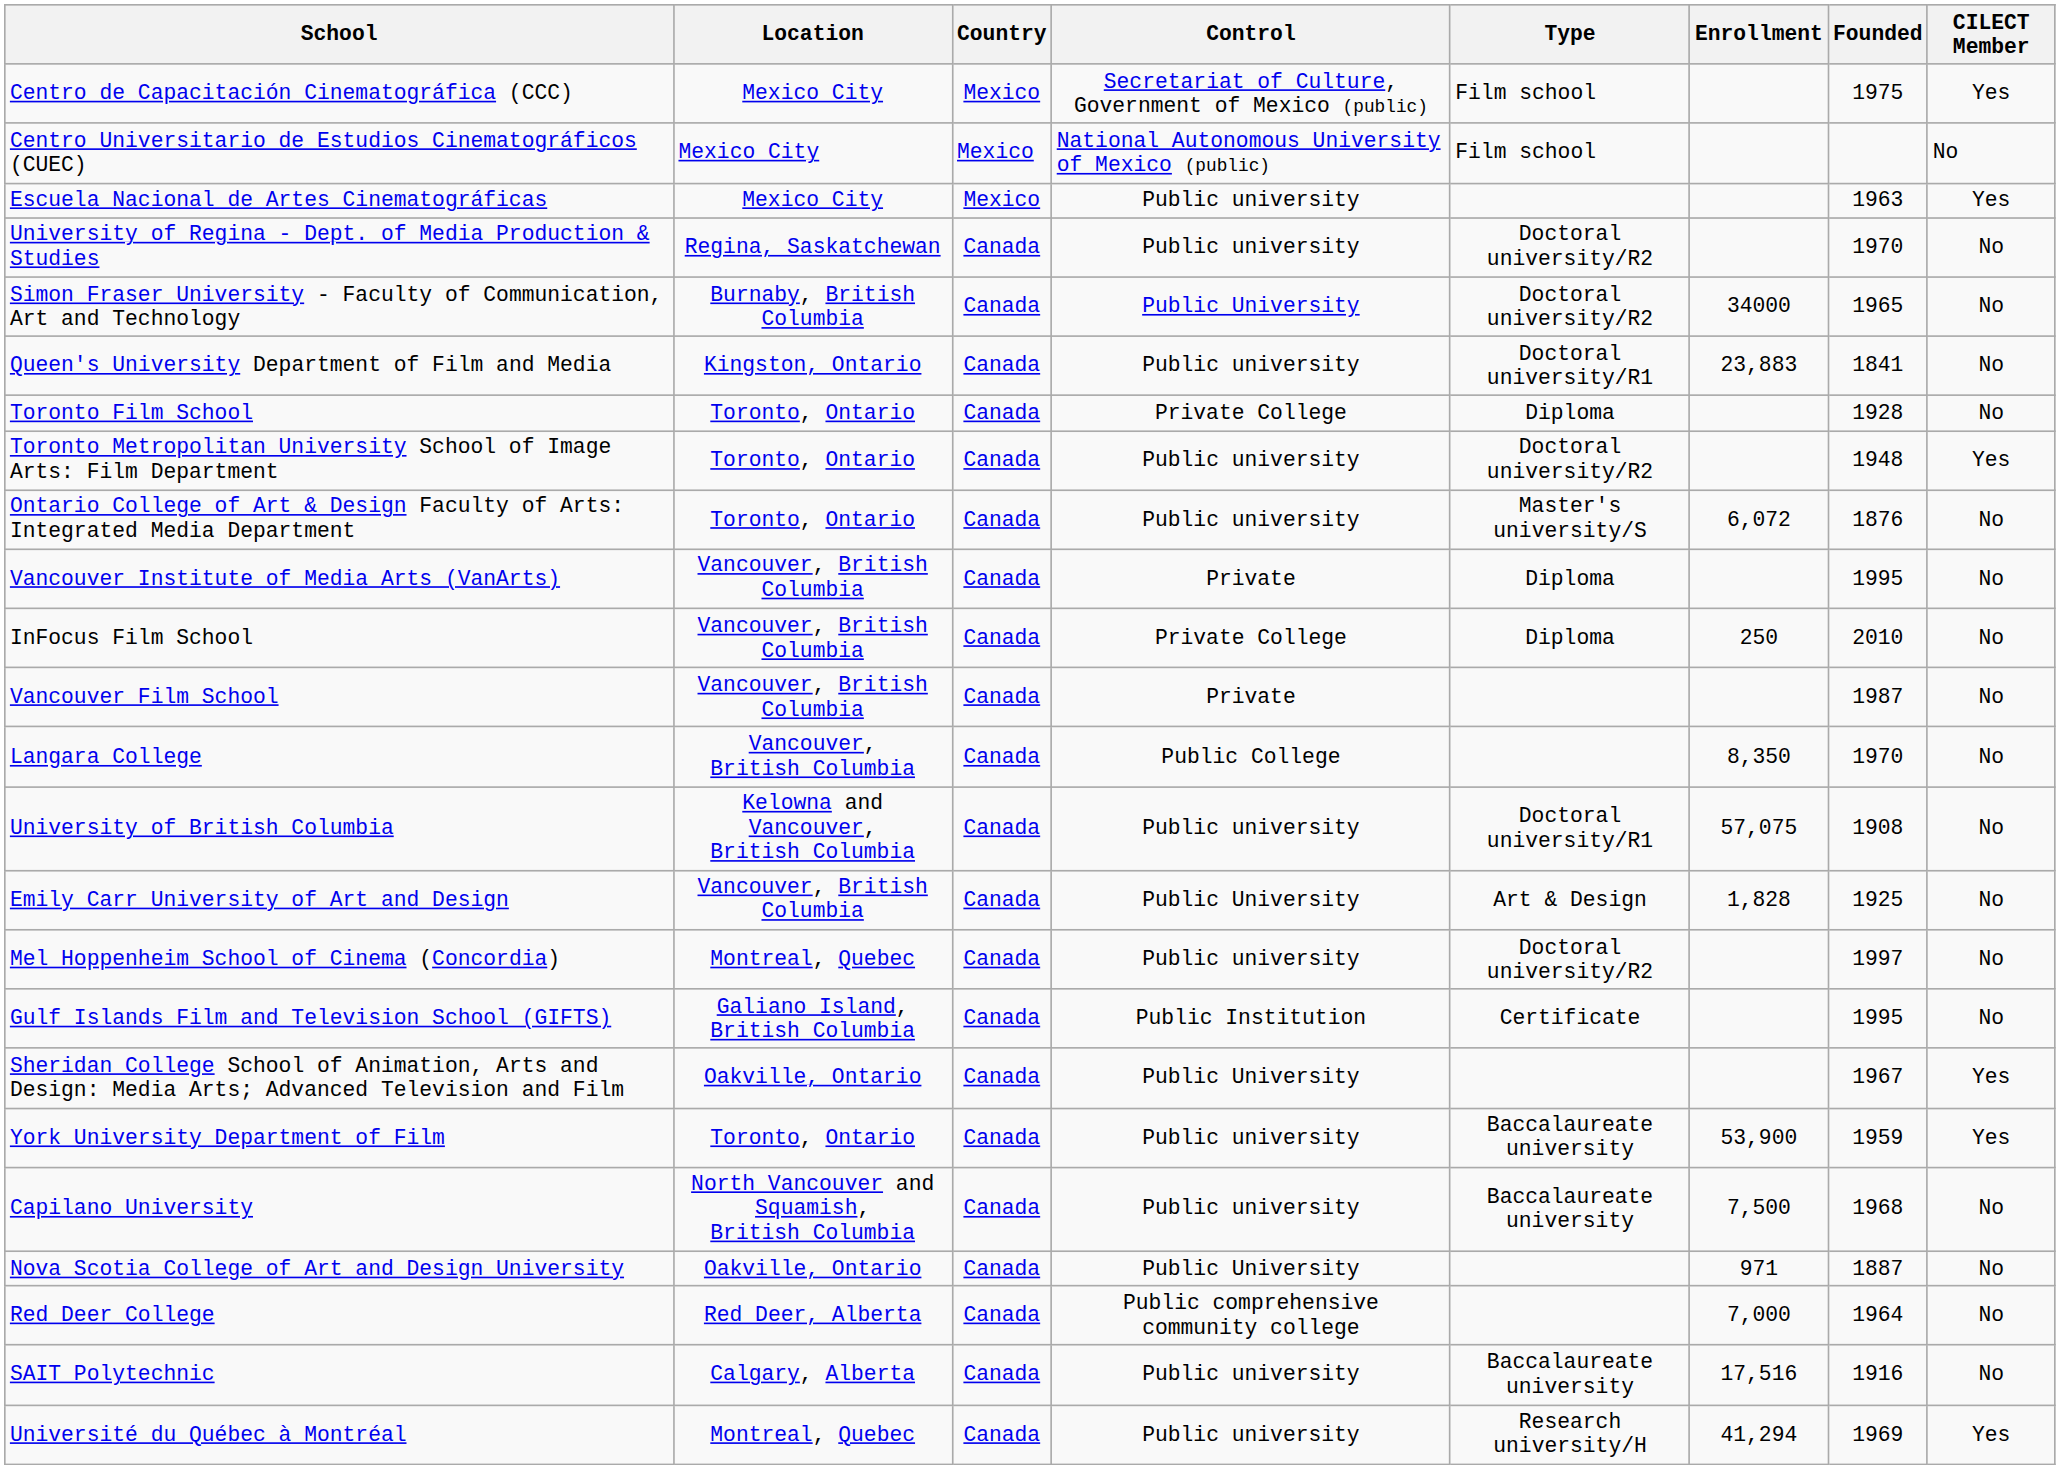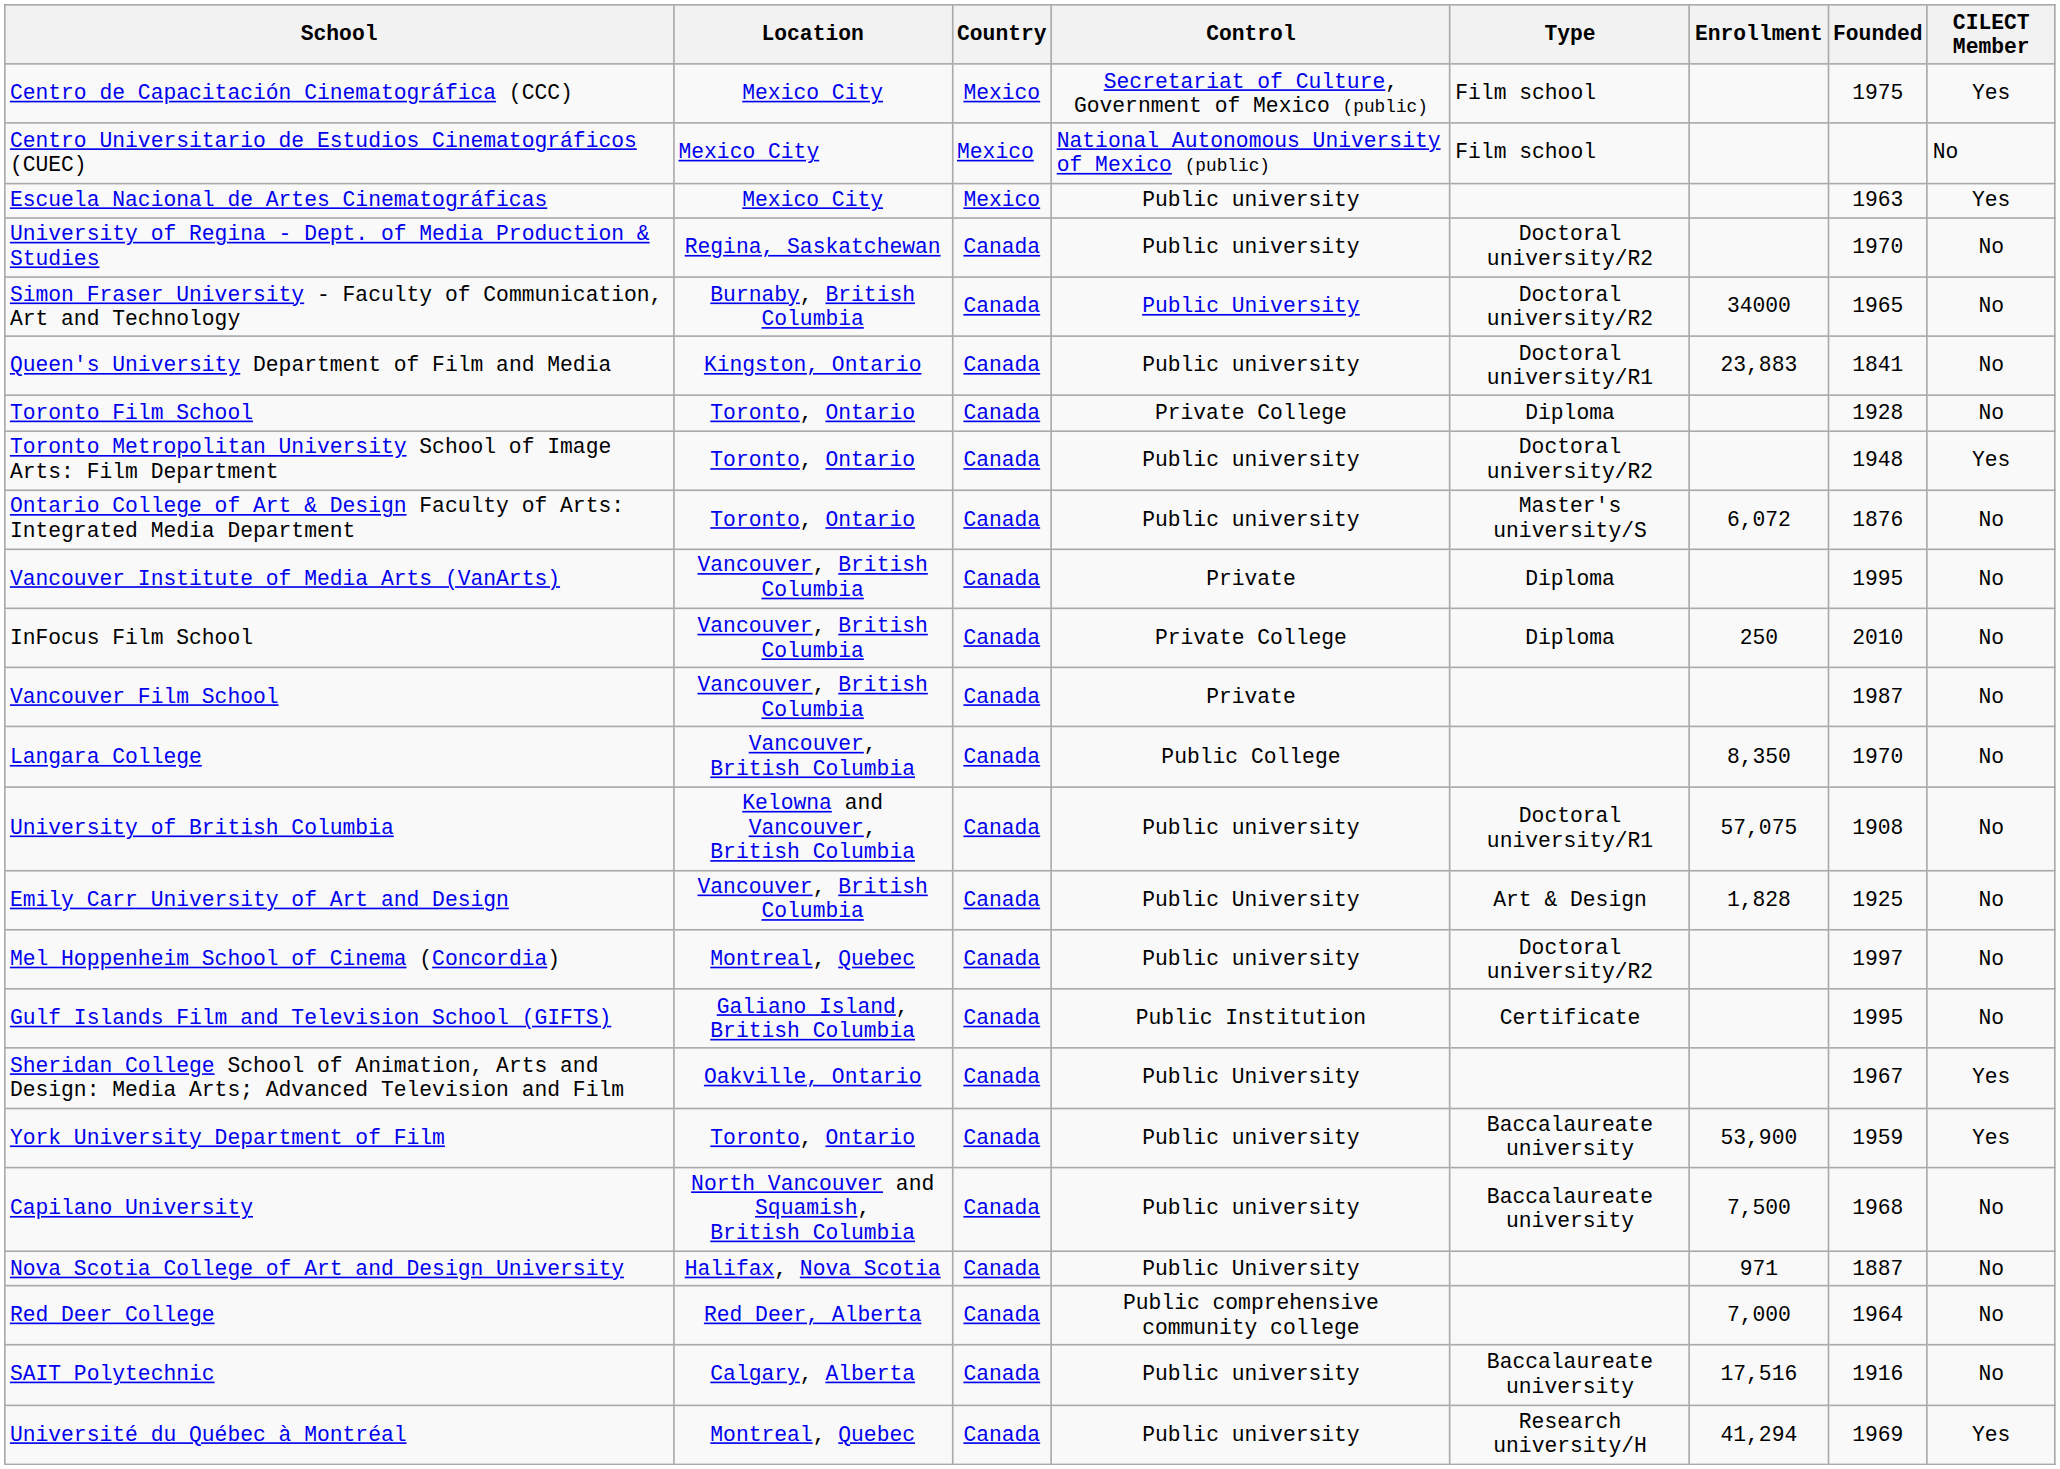(813, 1268) Oakville, Ontario -> (813, 1268) Halifax, Nova Scotia
